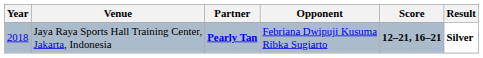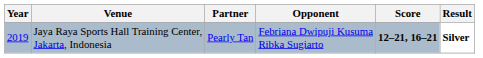(18, 37) 2018 -> (18, 37) 2019
(232, 37) bold -> (230, 37) normal
